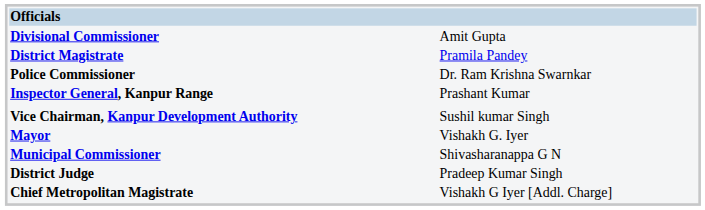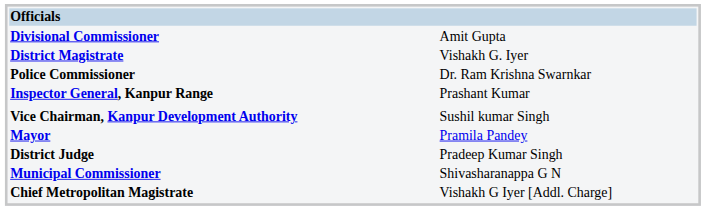(568, 55) Pramila Pandey -> (568, 55) Vishakh G. Iyer
(568, 135) Vishakh G. Iyer -> (568, 135) Pramila Pandey
rows swapped: (85, 154) <-> (52, 173)
